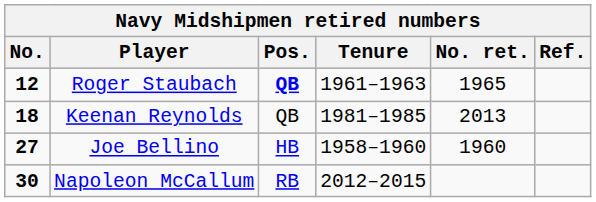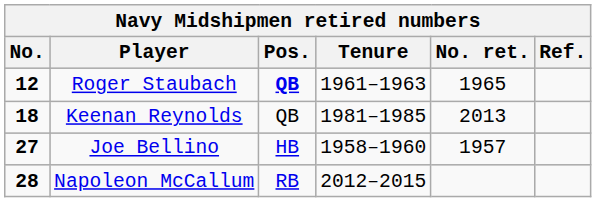(483, 149) 1960 -> (483, 149) 1957
(27, 181) 30 -> (27, 181) 28
